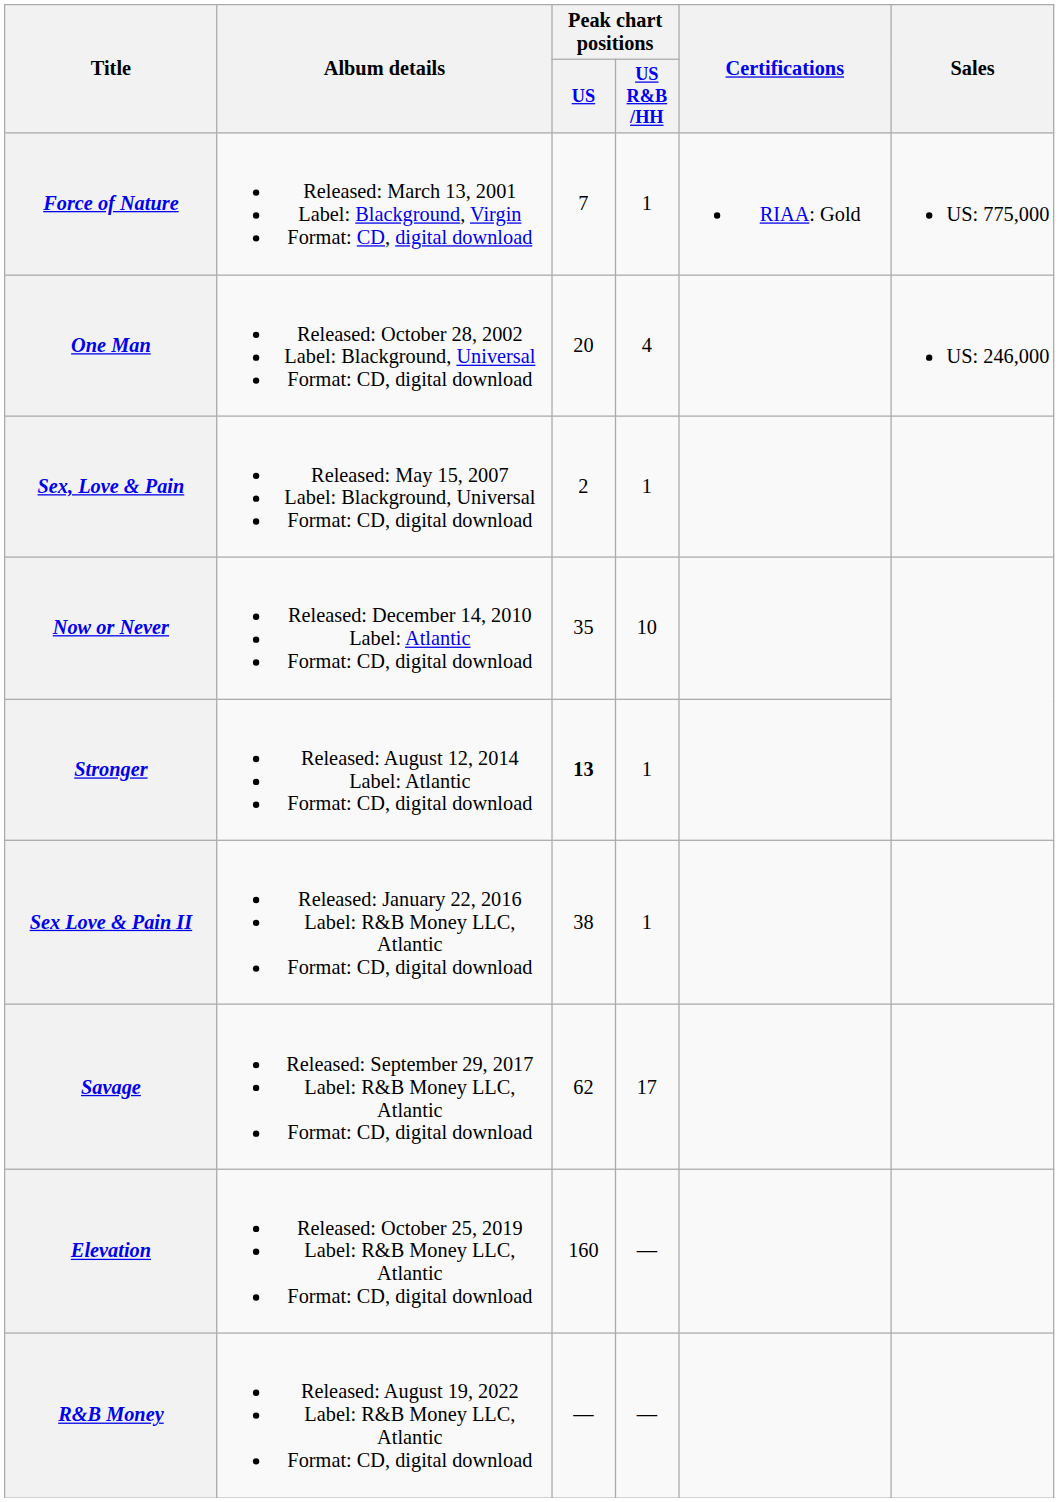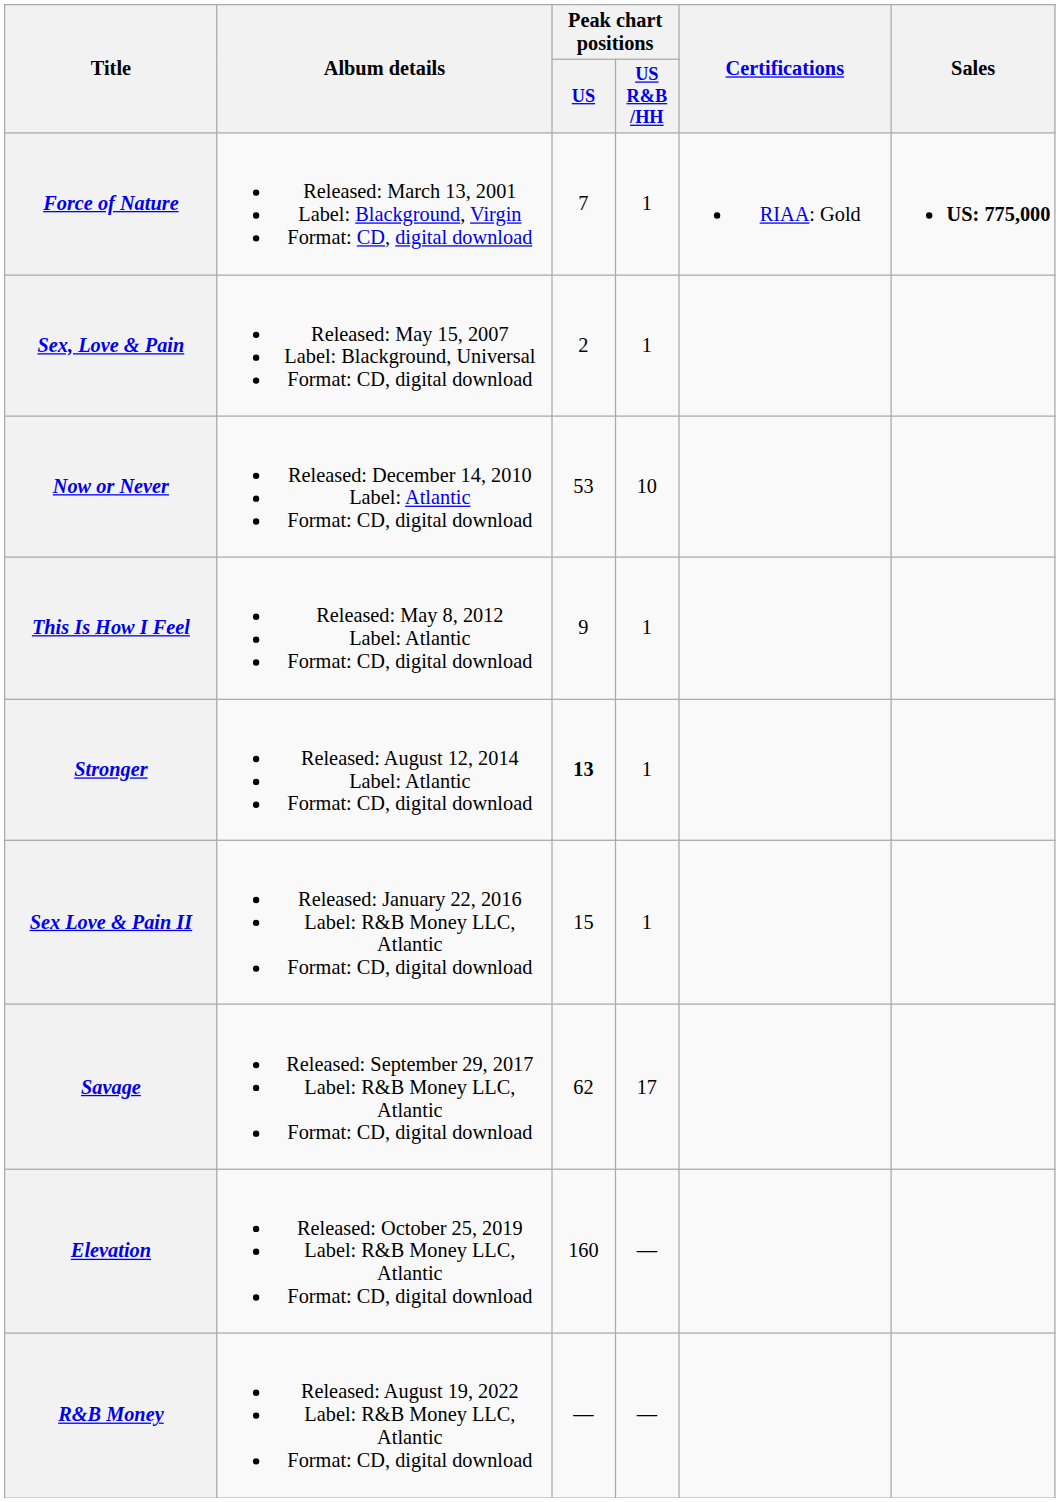(973, 215) normal -> (973, 215) bold
- row: (111, 345)
(583, 627) 35 -> (583, 486) 53
+ row: (111, 627)
(583, 922) 38 -> (583, 922) 15
